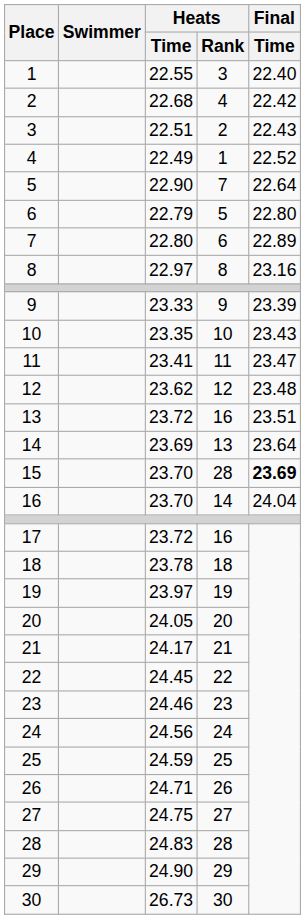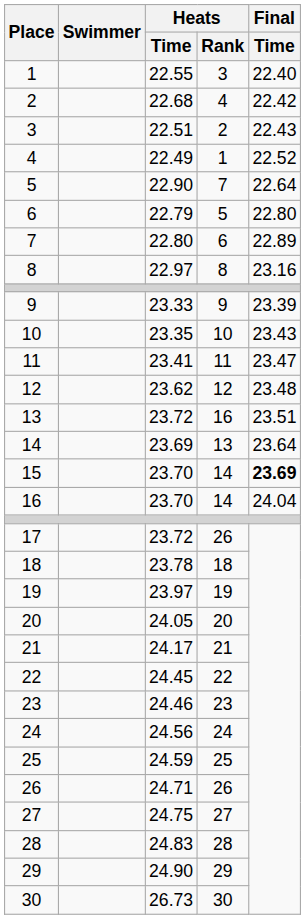(223, 473) 28 -> (223, 473) 14
(223, 537) 16 -> (223, 537) 26
